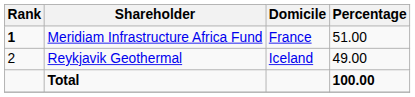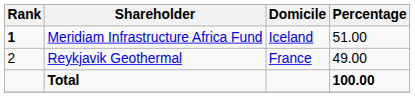(290, 37) France -> (291, 37) Iceland
(291, 59) Iceland -> (290, 59) France
